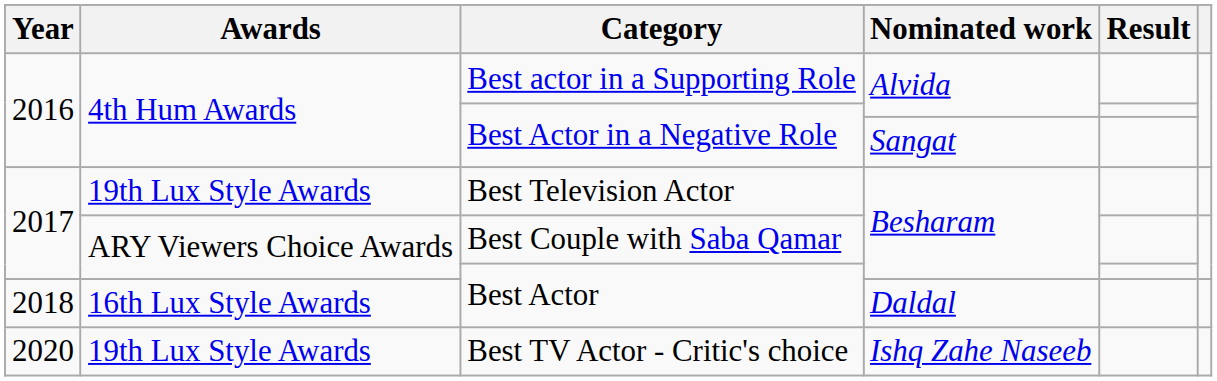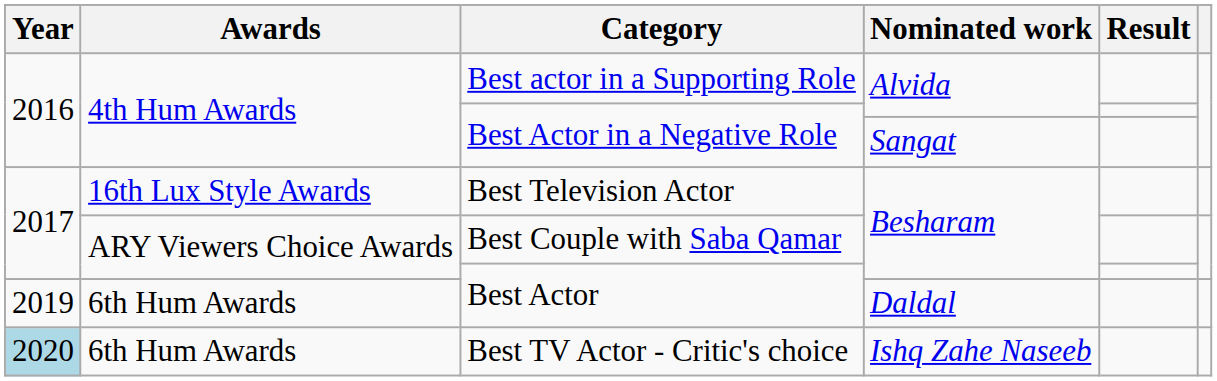(229, 190) 19th Lux Style Awards -> (229, 190) 16th Lux Style Awards
(43, 302) 2018 -> (43, 302) 2019
(229, 302) 16th Lux Style Awards -> (192, 302) 6th Hum Awards
(43, 351) no background -> (43, 351) lightblue background
(229, 351) 19th Lux Style Awards -> (192, 351) 6th Hum Awards
